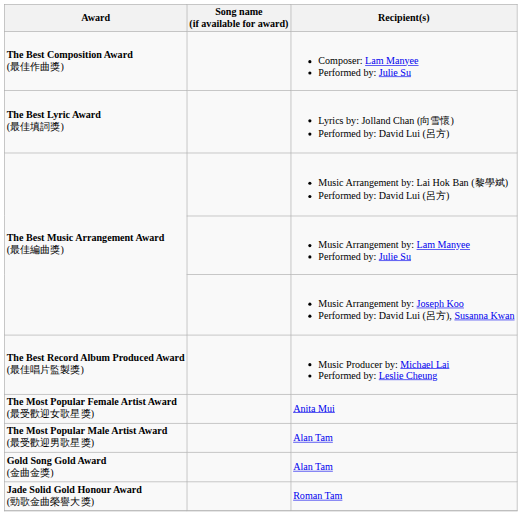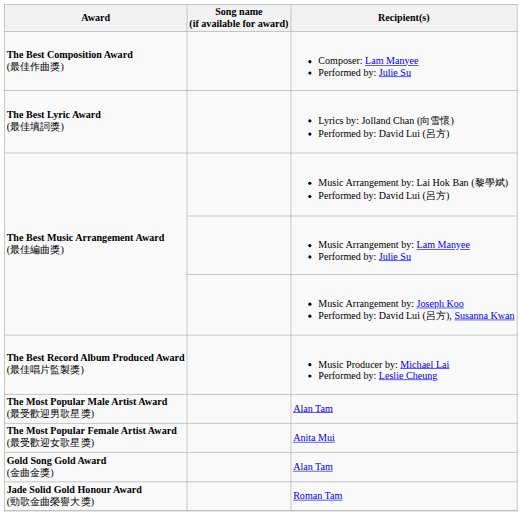rows swapped: (87, 437) <-> (92, 408)
